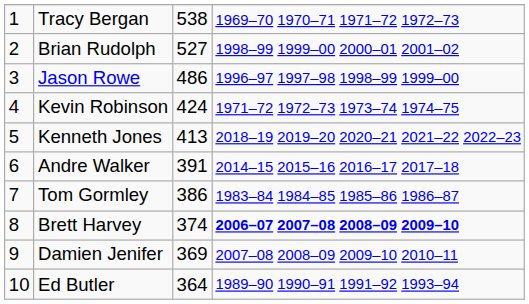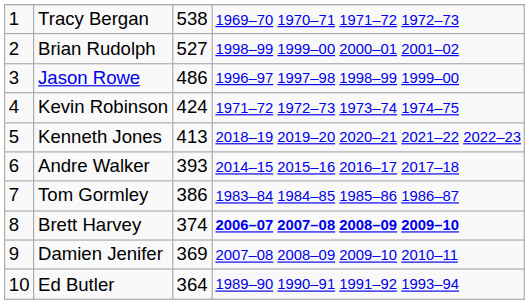(192, 166) 391 -> (192, 166) 393
